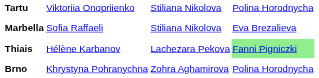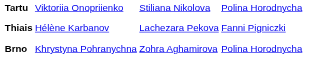- row: (24, 28)
(265, 48) lightgreen background -> (253, 28) no background
